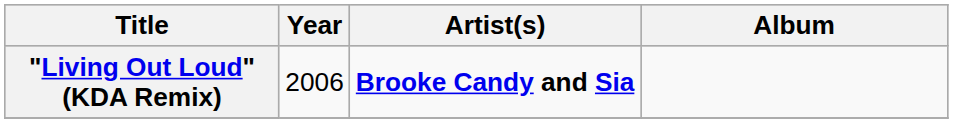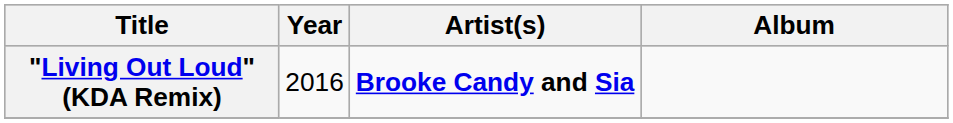(315, 81) 2006 -> (315, 81) 2016
